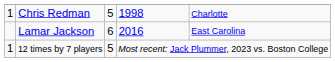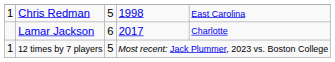(210, 13) Charlotte -> (218, 13) East Carolina
(131, 31) 2016 -> (131, 31) 2017
(218, 31) East Carolina -> (210, 31) Charlotte
